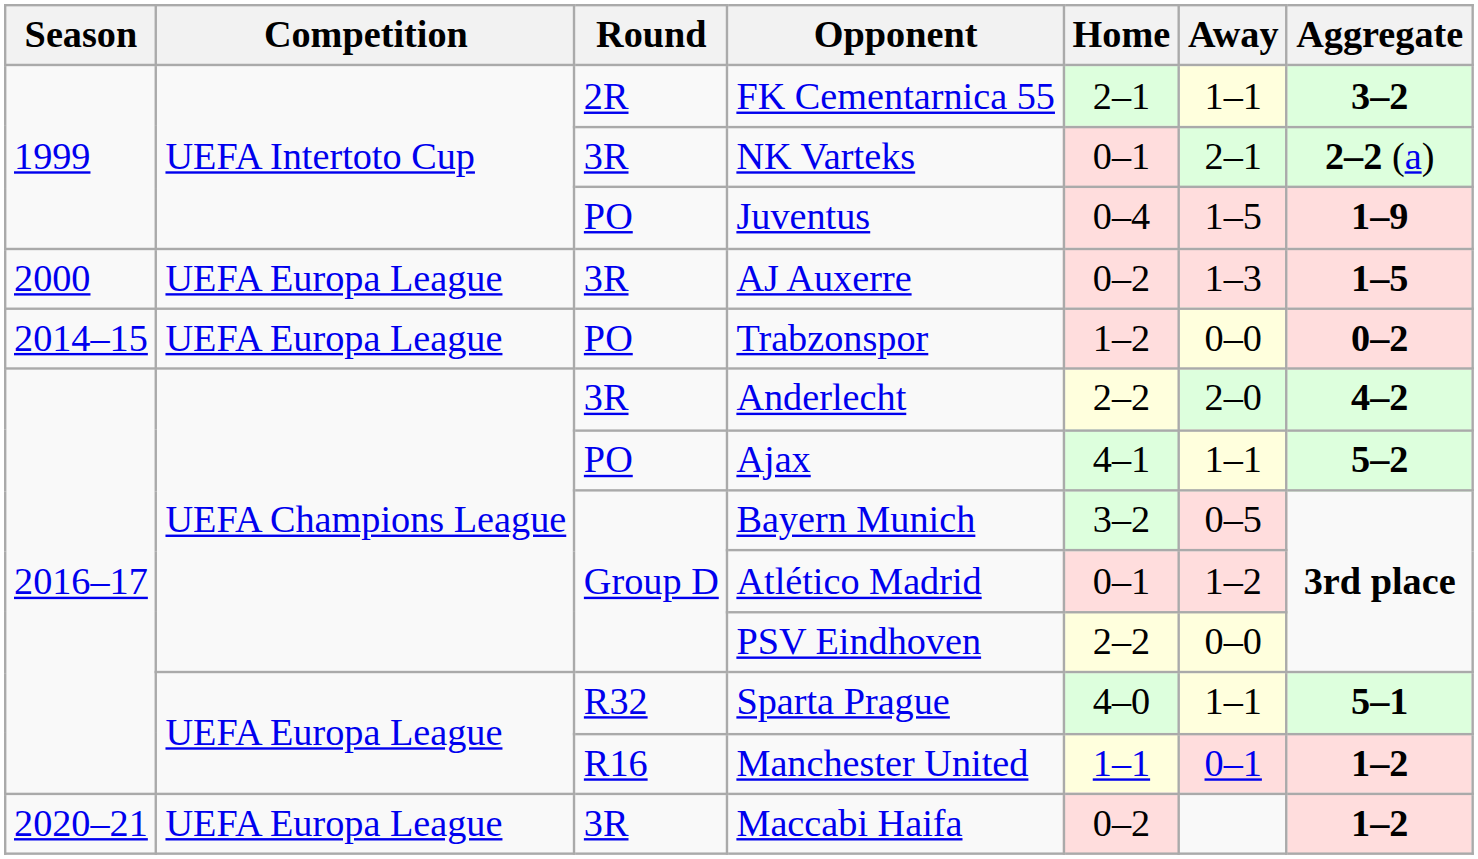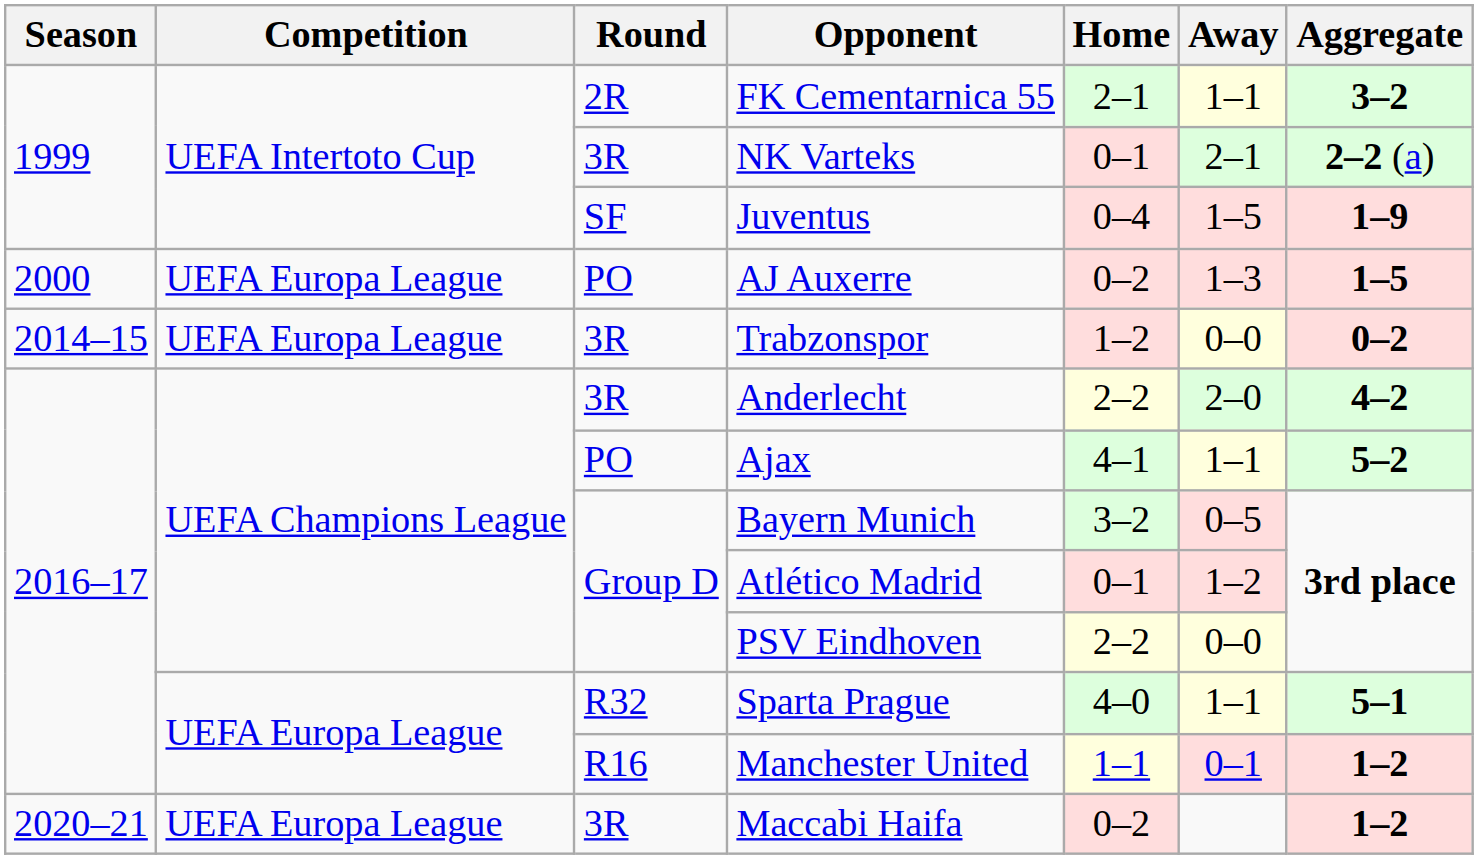(608, 216) PO -> (605, 216) SF
(606, 277) 3R -> (608, 277) PO
(608, 338) PO -> (606, 338) 3R
